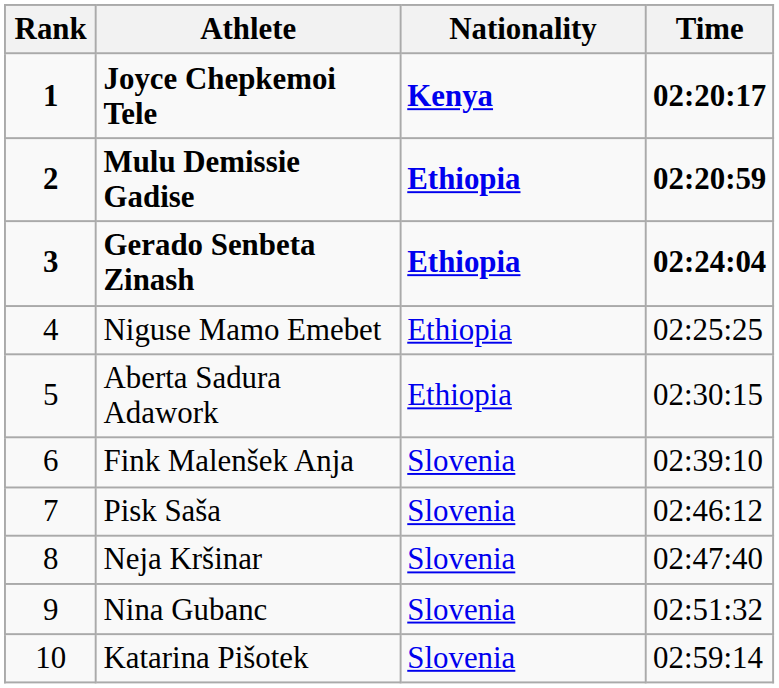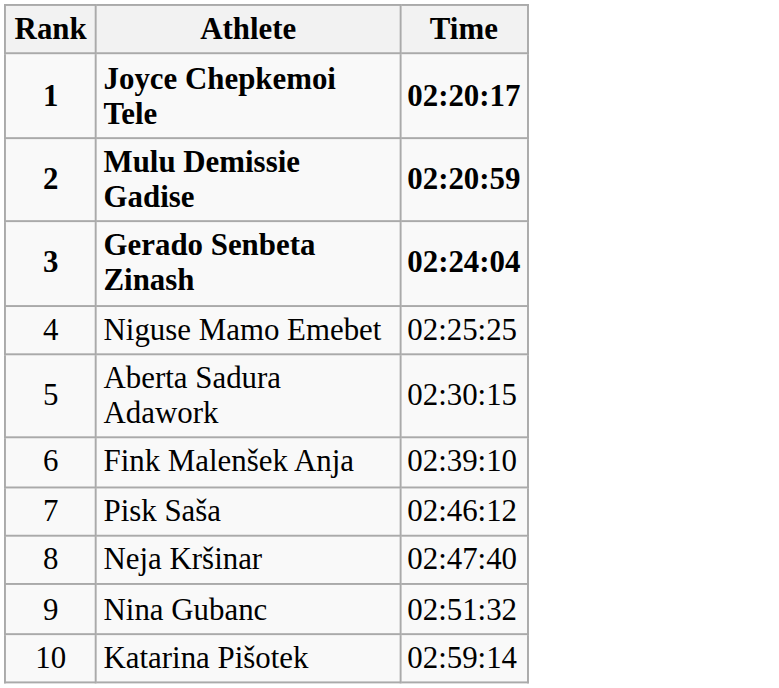- column: (523, 28)
